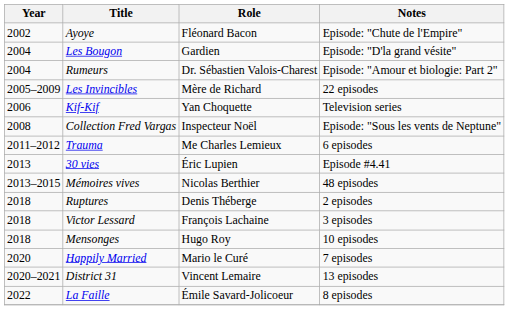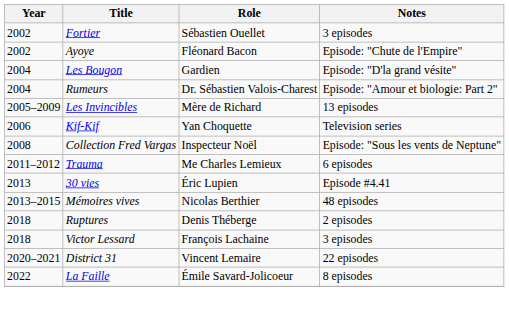+ row: (83, 32)
(350, 88) 22 episodes -> (350, 107) 13 episodes
- row: (92, 239)
- row: (106, 257)
(350, 276) 13 episodes -> (350, 257) 22 episodes
